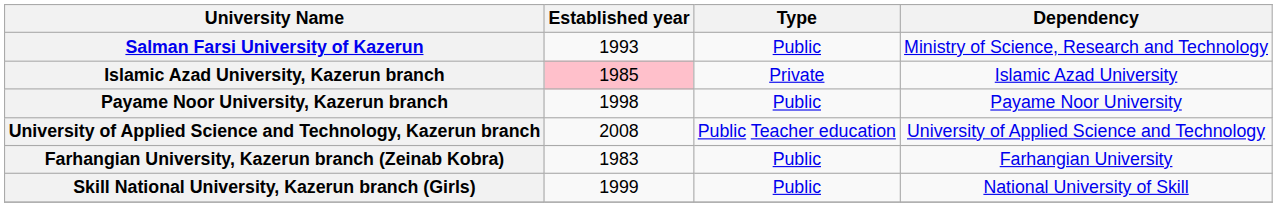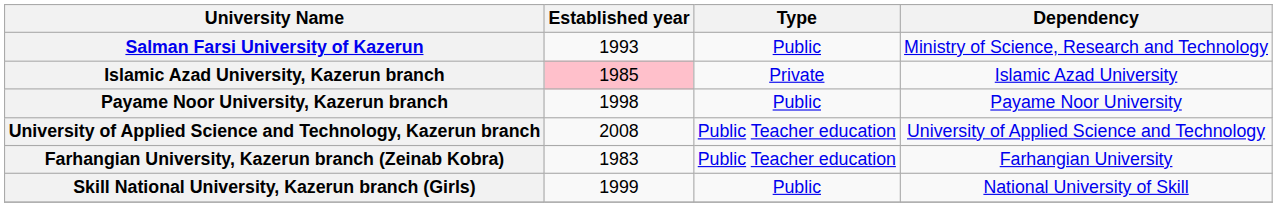(797, 159) Public -> (797, 159) Public Teacher education
